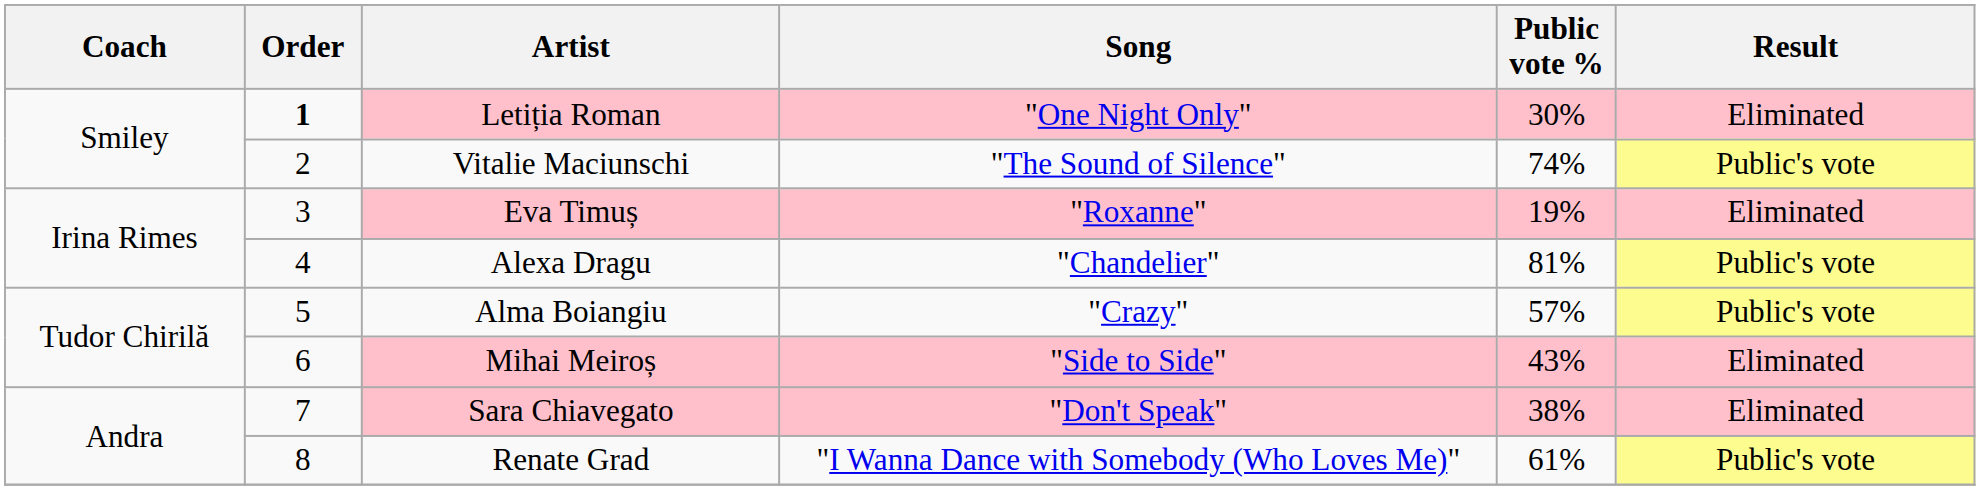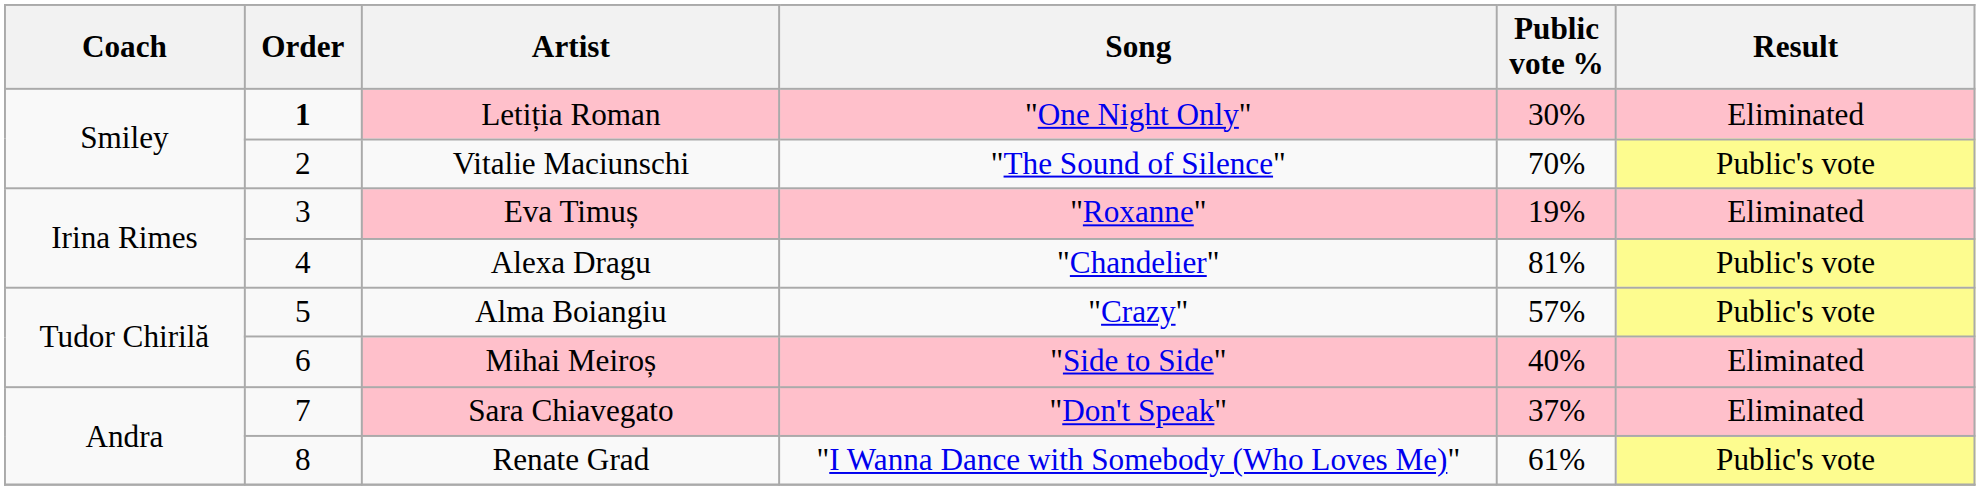(1557, 163) 74% -> (1557, 163) 70%
(1557, 361) 43% -> (1557, 361) 40%
(1557, 410) 38% -> (1557, 410) 37%
